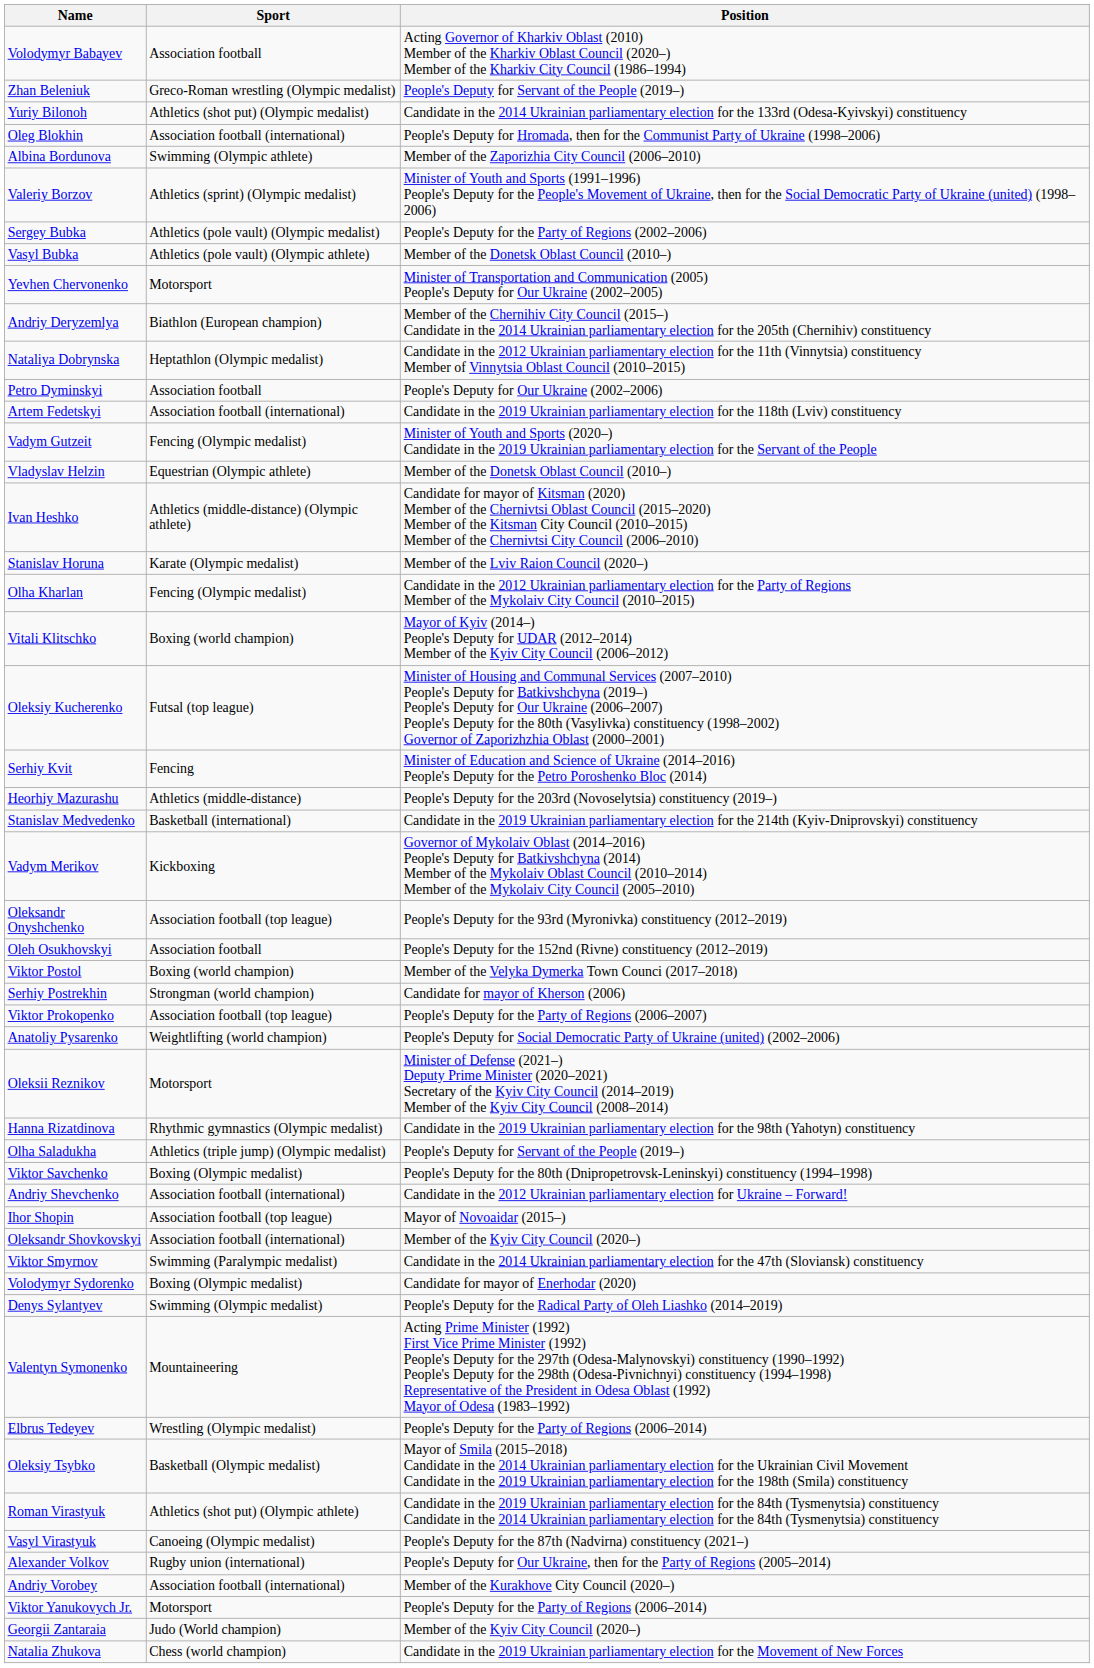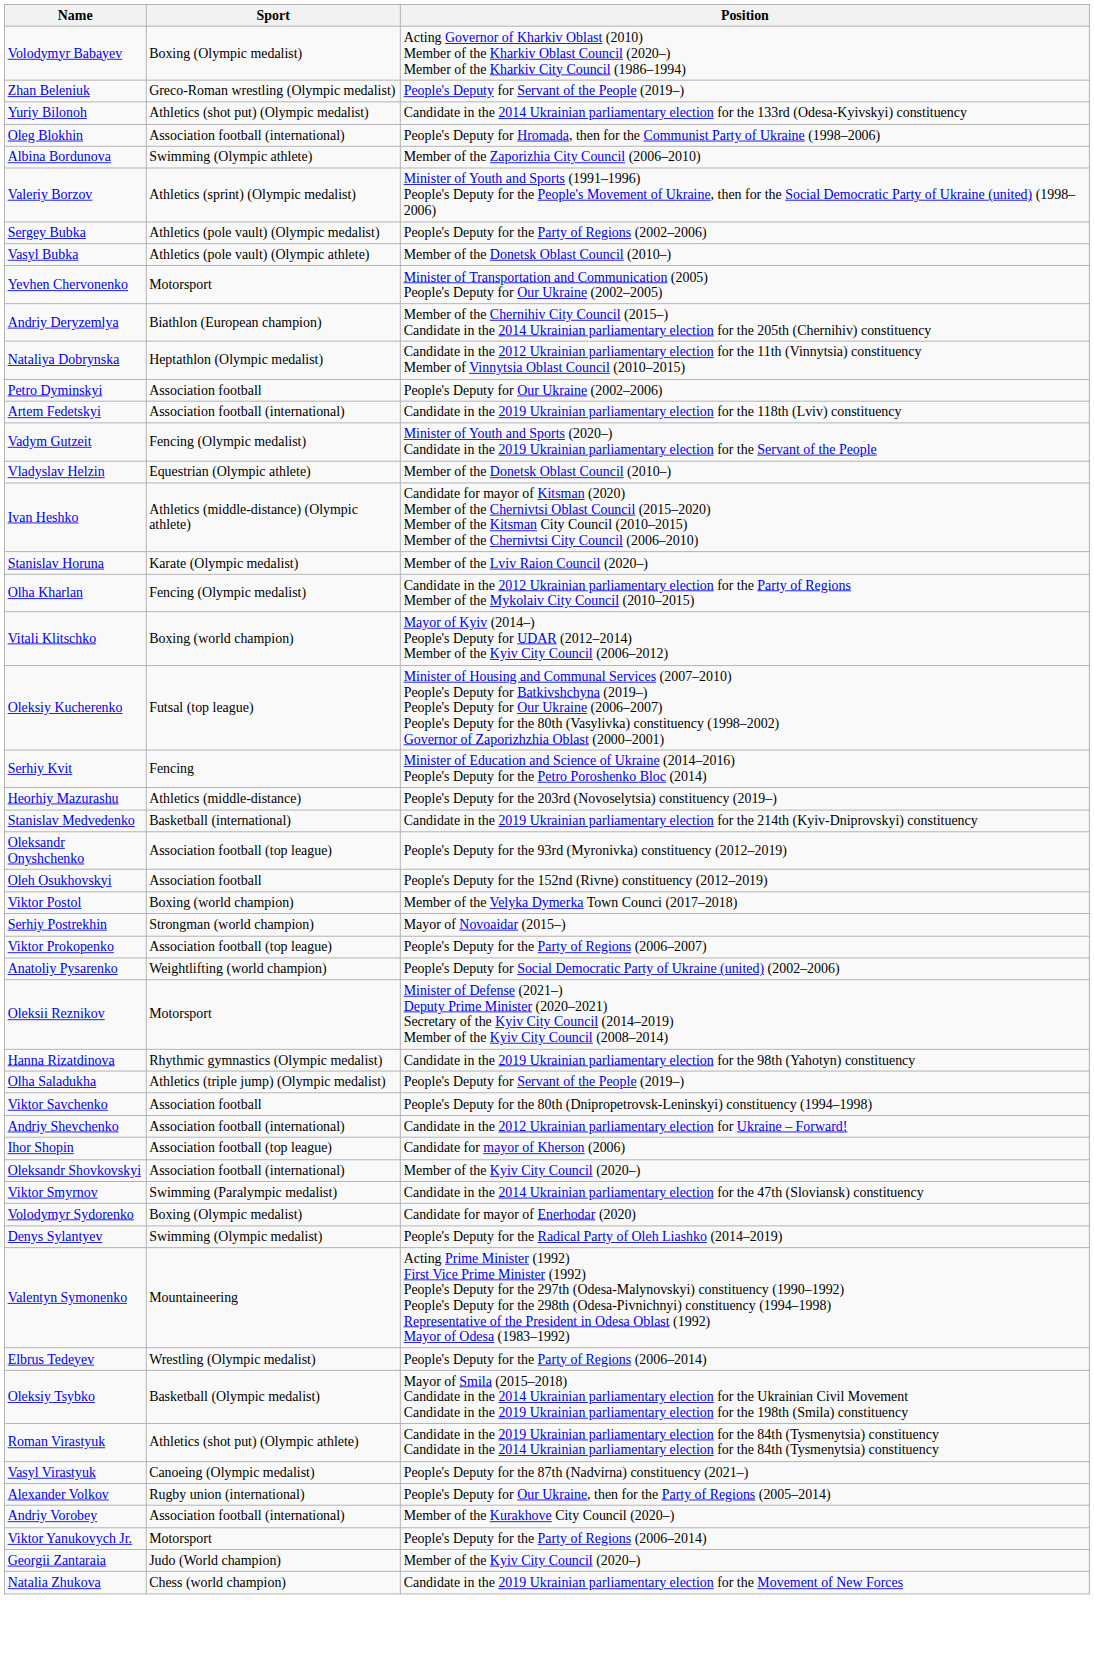(205, 53) Association football -> (226, 53) Boxing (Olympic medalist)
- row: (53, 866)
(514, 993) Candidate for mayor of Kherson (2006) -> (485, 924) Mayor of Novoaidar (2015–)
(226, 1173) Boxing (Olympic medalist) -> (205, 1104) Association football
(485, 1217) Mayor of Novoaidar (2015–) -> (514, 1148) Candidate for mayor of Kherson (2006)
